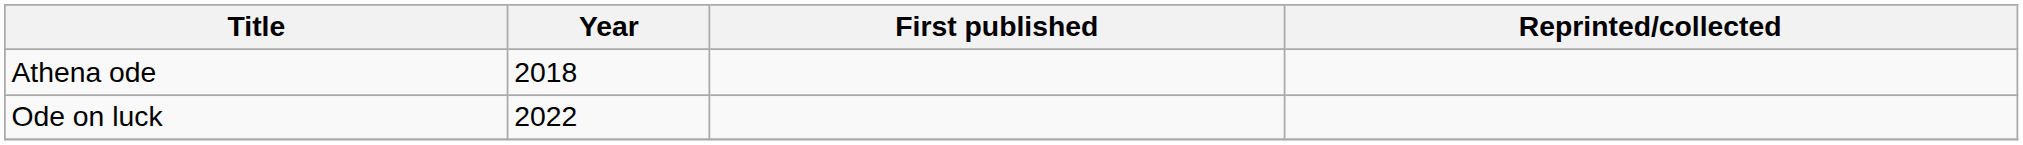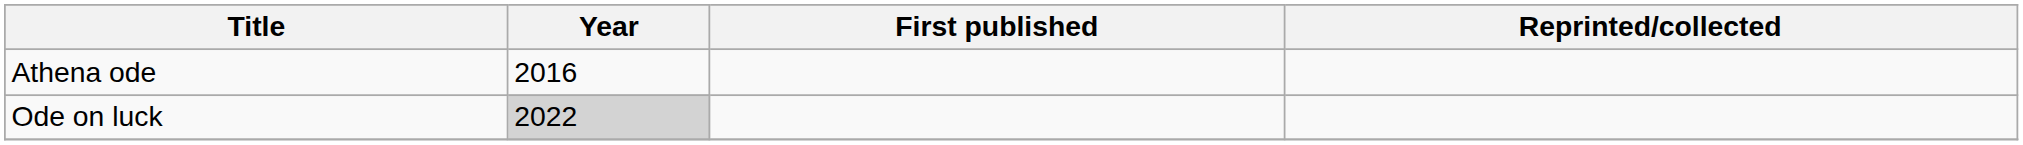(546, 71) 2018 -> (546, 71) 2016
(546, 116) no background -> (546, 116) lightgrey background
